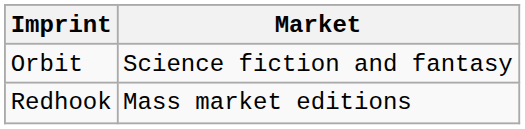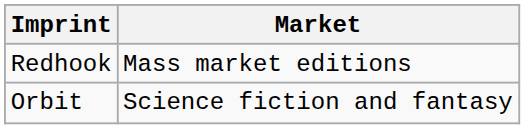rows swapped: (47, 64) <-> (61, 103)
